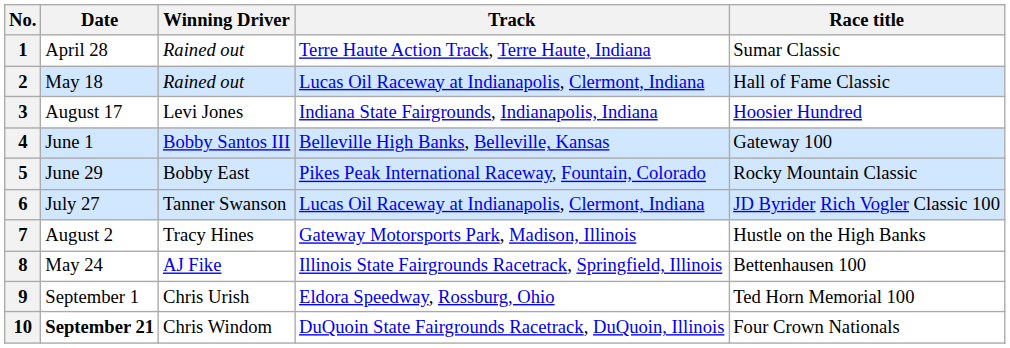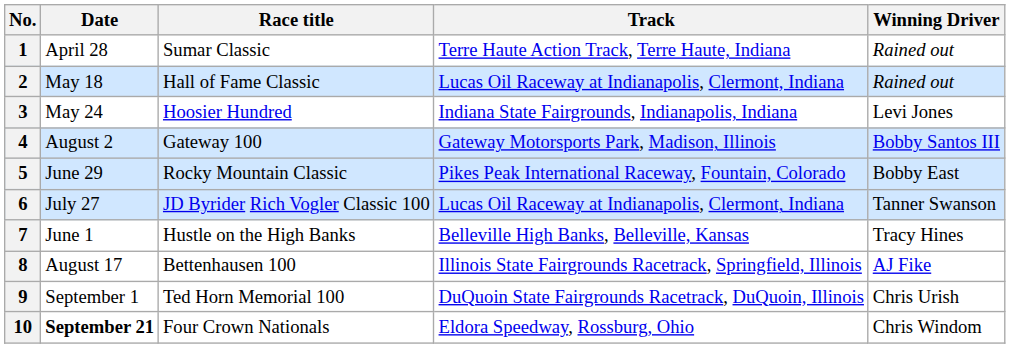columns swapped: (867, 19) <-> (227, 19)
(84, 111) August 17 -> (74, 111) May 24
(69, 142) June 1 -> (79, 142) August 2
(454, 142) Belleville High Banks, Belleville, Kansas -> (607, 142) Gateway Motorsports Park, Madison, Illinois
(79, 234) August 2 -> (69, 234) June 1
(468, 234) Gateway Motorsports Park, Madison, Illinois -> (594, 234) Belleville High Banks, Belleville, Kansas
(74, 265) May 24 -> (84, 265) August 17
(427, 296) Eldora Speedway, Rossburg, Ohio -> (651, 296) DuQuoin State Fairgrounds Racetrack, DuQuoin, Illinois
(512, 326) DuQuoin State Fairgrounds Racetrack, DuQuoin, Illinois -> (566, 326) Eldora Speedway, Rossburg, Ohio
